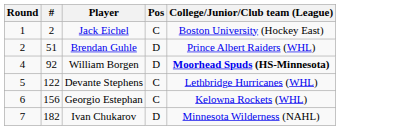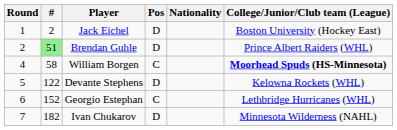+ column: (195, 13)
(156, 30) C -> (156, 30) D
(51, 47) no background -> (51, 47) lightgreen background
(51, 64) 92 -> (51, 64) 58
(156, 64) D -> (156, 64) C
(156, 82) C -> (156, 82) D
(251, 82) Lethbridge Hurricanes (WHL) -> (308, 82) Kelowna Rockets (WHL)
(51, 99) 156 -> (51, 99) 152
(251, 99) Kelowna Rockets (WHL) -> (308, 99) Lethbridge Hurricanes (WHL)
